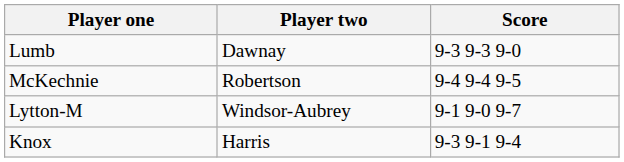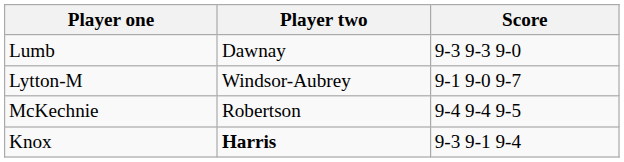rows swapped: (54, 80) <-> (46, 111)
(246, 141) normal -> (249, 141) bold
